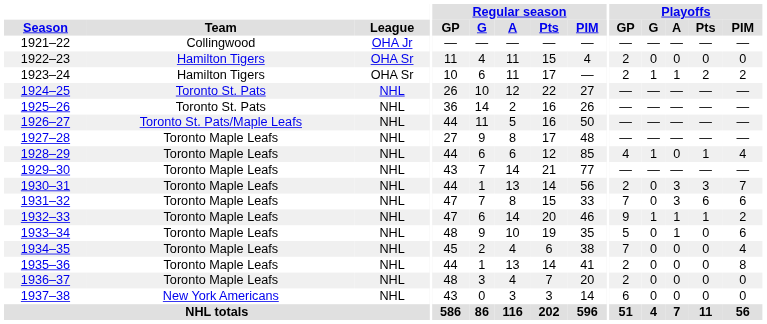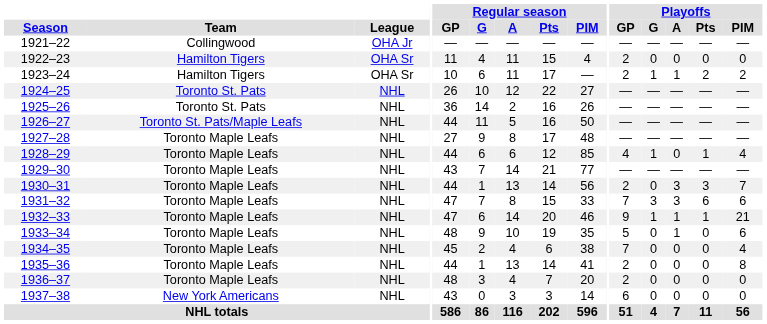(653, 201) 0 -> (653, 201) 3
(743, 217) 2 -> (743, 217) 21
